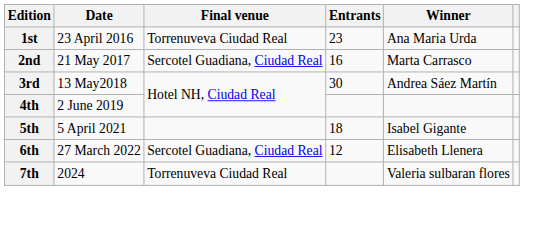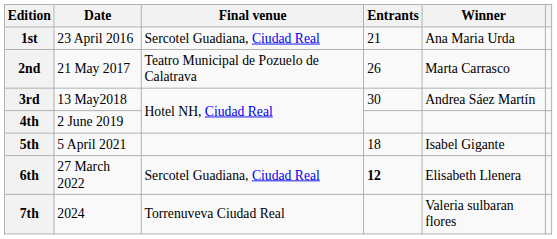(217, 38) Torrenuveva Ciudad Real -> (232, 38) Sercotel Guadiana, Ciudad Real
(336, 38) 23 -> (374, 38) 21
(235, 61) Sercotel Guadiana, Ciudad Real -> (232, 69) Teatro Municipal de Pozuelo de Calatrava
(336, 61) 16 -> (374, 69) 26
(336, 151) normal -> (374, 175) bold
